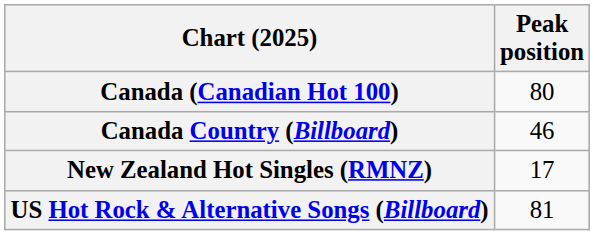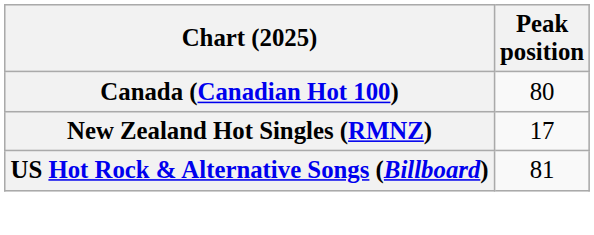- row: (250, 130)
